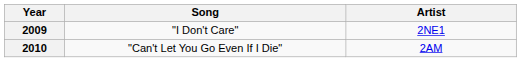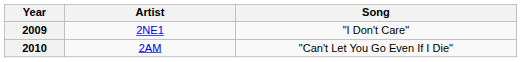columns swapped: (431, 13) <-> (205, 13)
